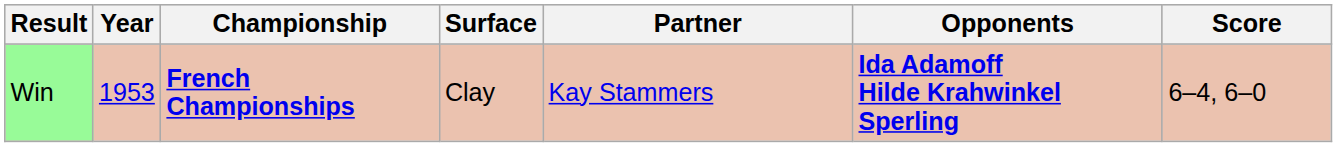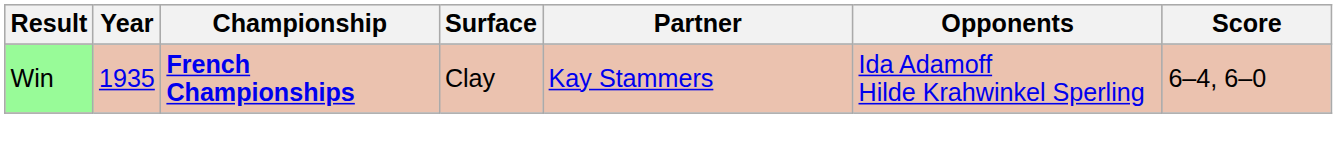(127, 92) 1953 -> (127, 78) 1935
(960, 92) bold -> (1002, 78) normal
